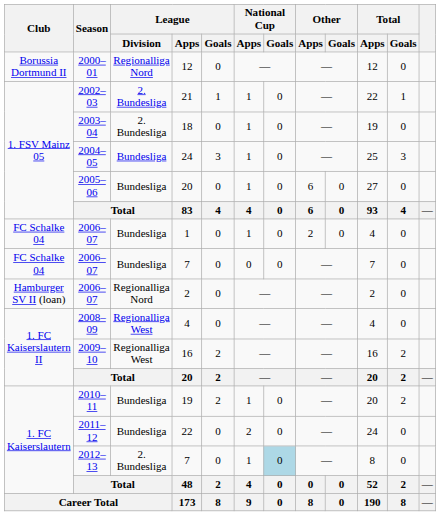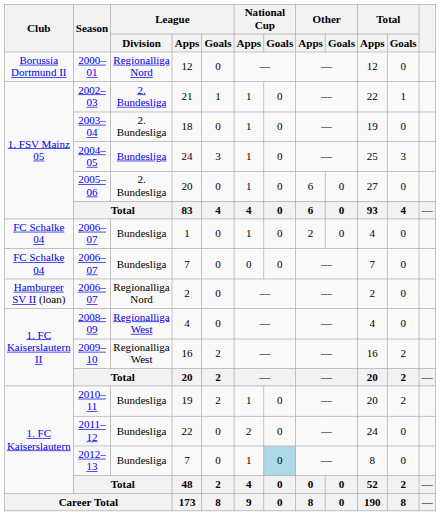(142, 186) Bundesliga -> (142, 186) 2. Bundesliga
(142, 461) 2. Bundesliga -> (142, 461) Bundesliga
